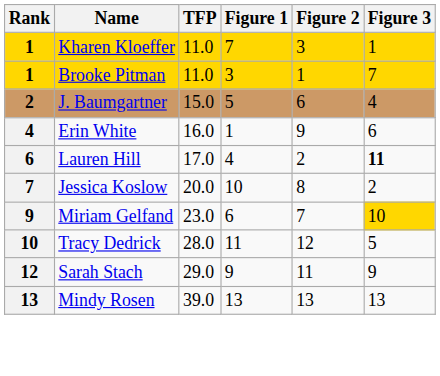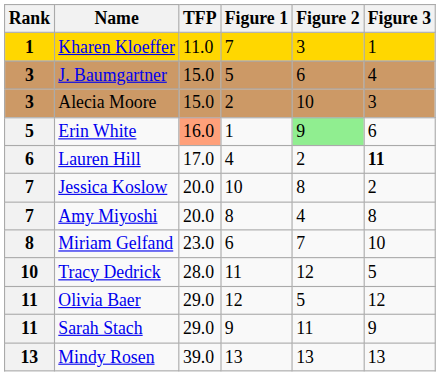- row: (112, 74)
(29, 103) 2 -> (29, 74) 3
+ row: (107, 103)
(29, 131) 4 -> (29, 131) 5
(199, 131) no background -> (199, 131) lightsalmon background
(301, 131) no background -> (301, 131) lightgreen background
+ row: (108, 215)
(29, 215) 9 -> (29, 243) 8
(377, 215) gold background -> (377, 243) no background
+ row: (99, 300)
(29, 272) 12 -> (29, 328) 11
